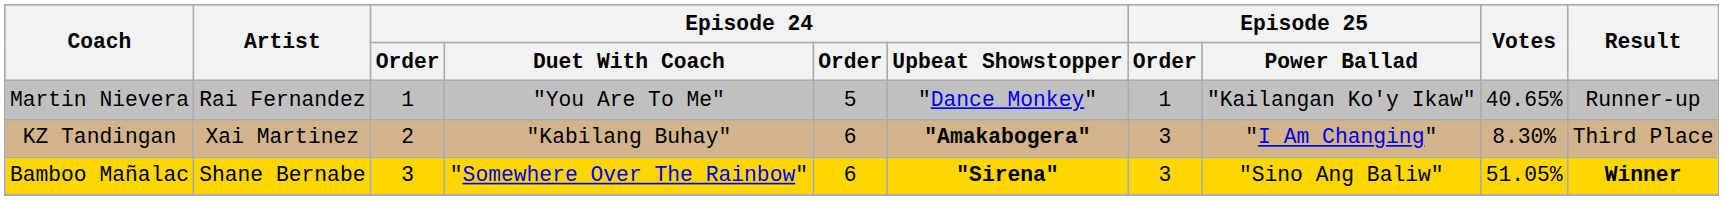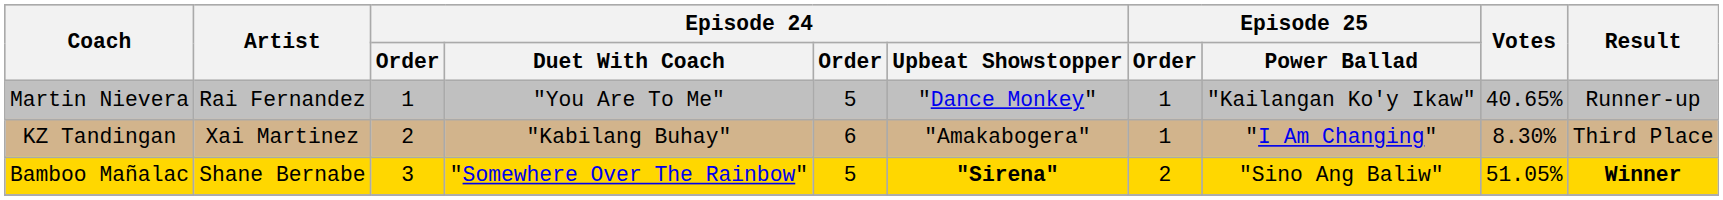(1007, 138) bold -> (1007, 138) normal
(1165, 138) 3 -> (1165, 138) 1
(850, 176) 6 -> (850, 176) 5
(1165, 176) 3 -> (1165, 176) 2
